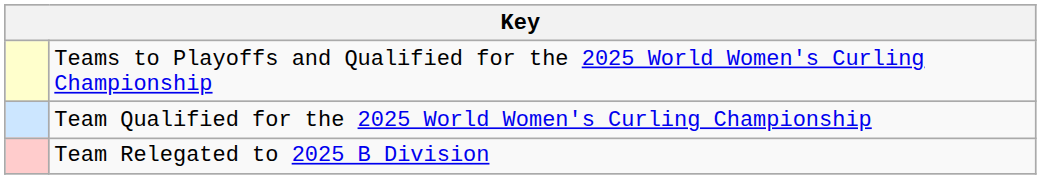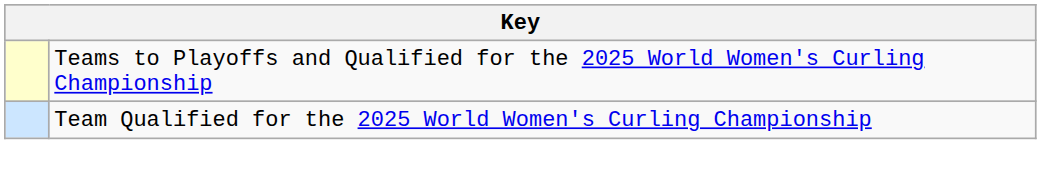- row: (272, 156)
